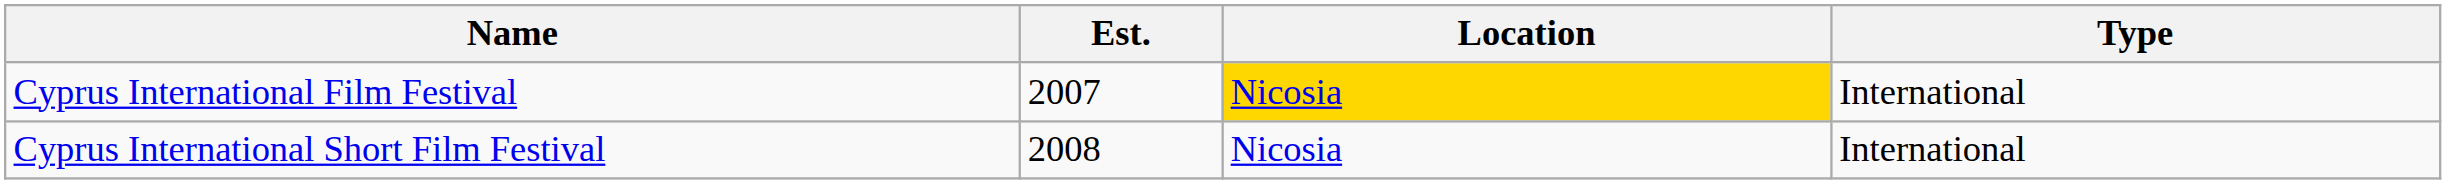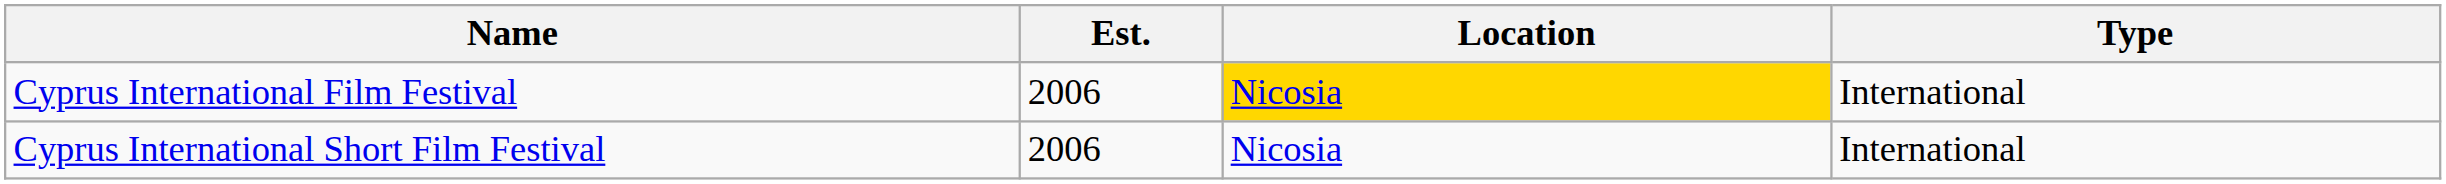(1064, 91) 2007 -> (1064, 91) 2006
(1064, 149) 2008 -> (1064, 149) 2006
